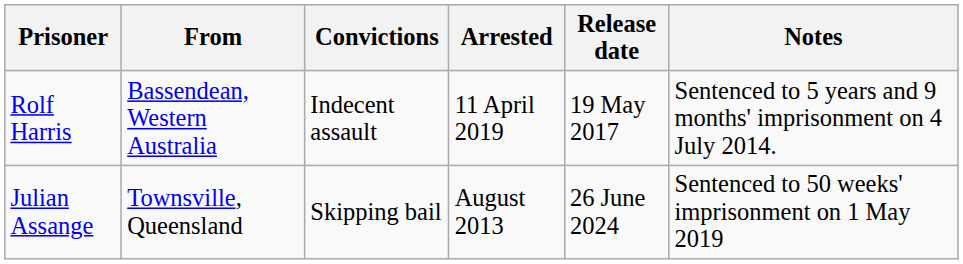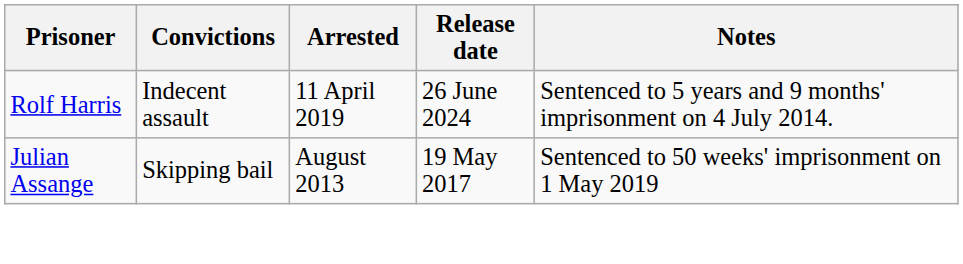- column: (213, 37)
(608, 117) 19 May 2017 -> (460, 104) 26 June 2024
(608, 211) 26 June 2024 -> (460, 170) 19 May 2017
